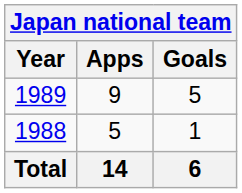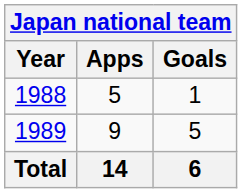rows swapped: (41, 132) <-> (41, 95)
